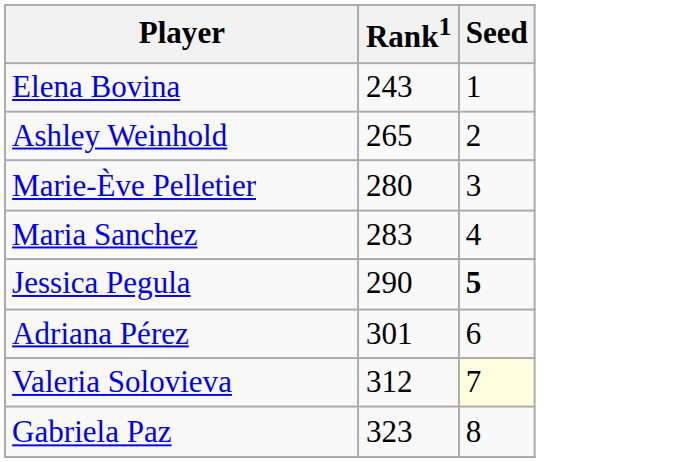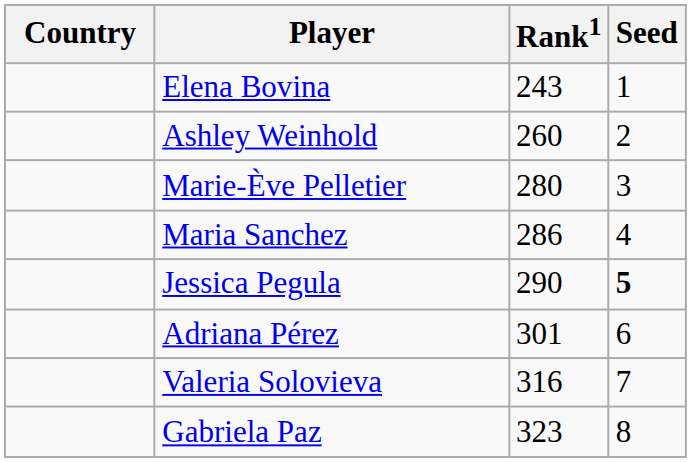+ column: (80, 33)
(389, 135) 265 -> (539, 135) 260
(389, 234) 283 -> (539, 234) 286
(389, 382) 312 -> (539, 382) 316
(473, 382) lightyellow background -> (624, 382) no background
